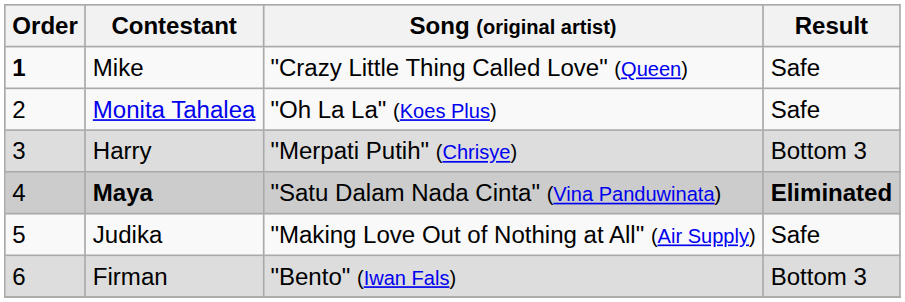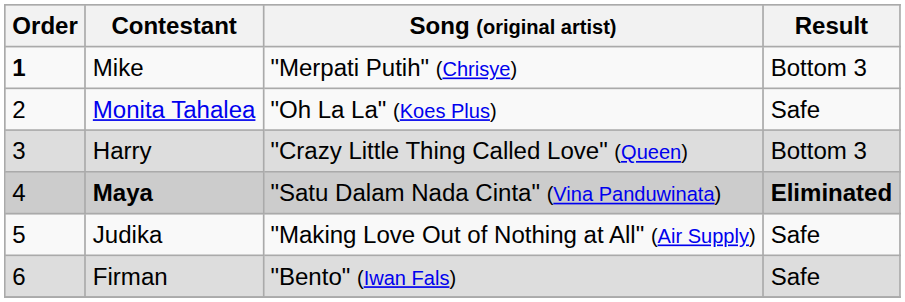(479, 68) "Crazy Little Thing Called Love" (Queen) -> (394, 68) "Merpati Putih" (Chrisye)
(795, 68) Safe -> (819, 68) Bottom 3
(394, 151) "Merpati Putih" (Chrisye) -> (479, 151) "Crazy Little Thing Called Love" (Queen)
(819, 277) Bottom 3 -> (795, 277) Safe
